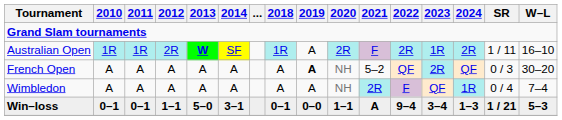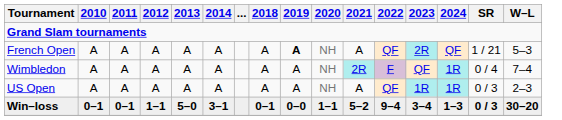- row: (49, 50)
(375, 69) 5–2 -> (359, 50) A
(502, 69) 0 / 3 -> (486, 50) 1 / 21
(538, 69) 30–20 -> (522, 50) 5–3
+ row: (31, 87)
(375, 106) A -> (359, 106) 5–2
(502, 106) 1 / 21 -> (486, 106) 0 / 3
(538, 106) 5–3 -> (522, 106) 30–20
